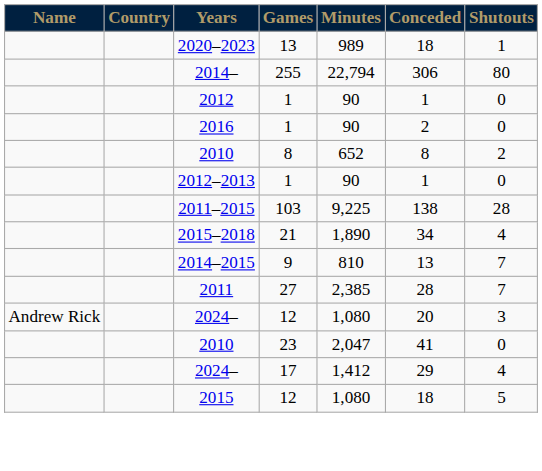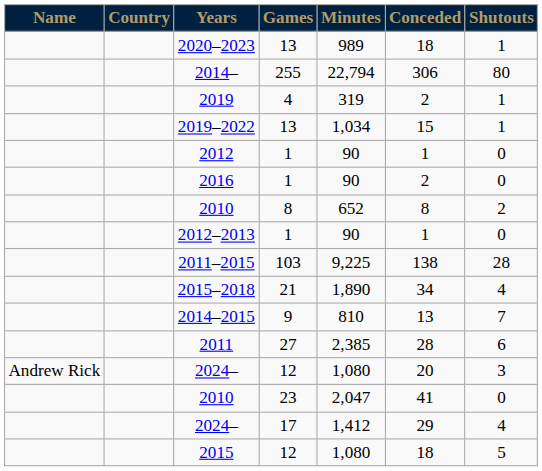+ row: (216, 99)
+ row: (216, 126)
(501, 289) 7 -> (501, 343) 6
